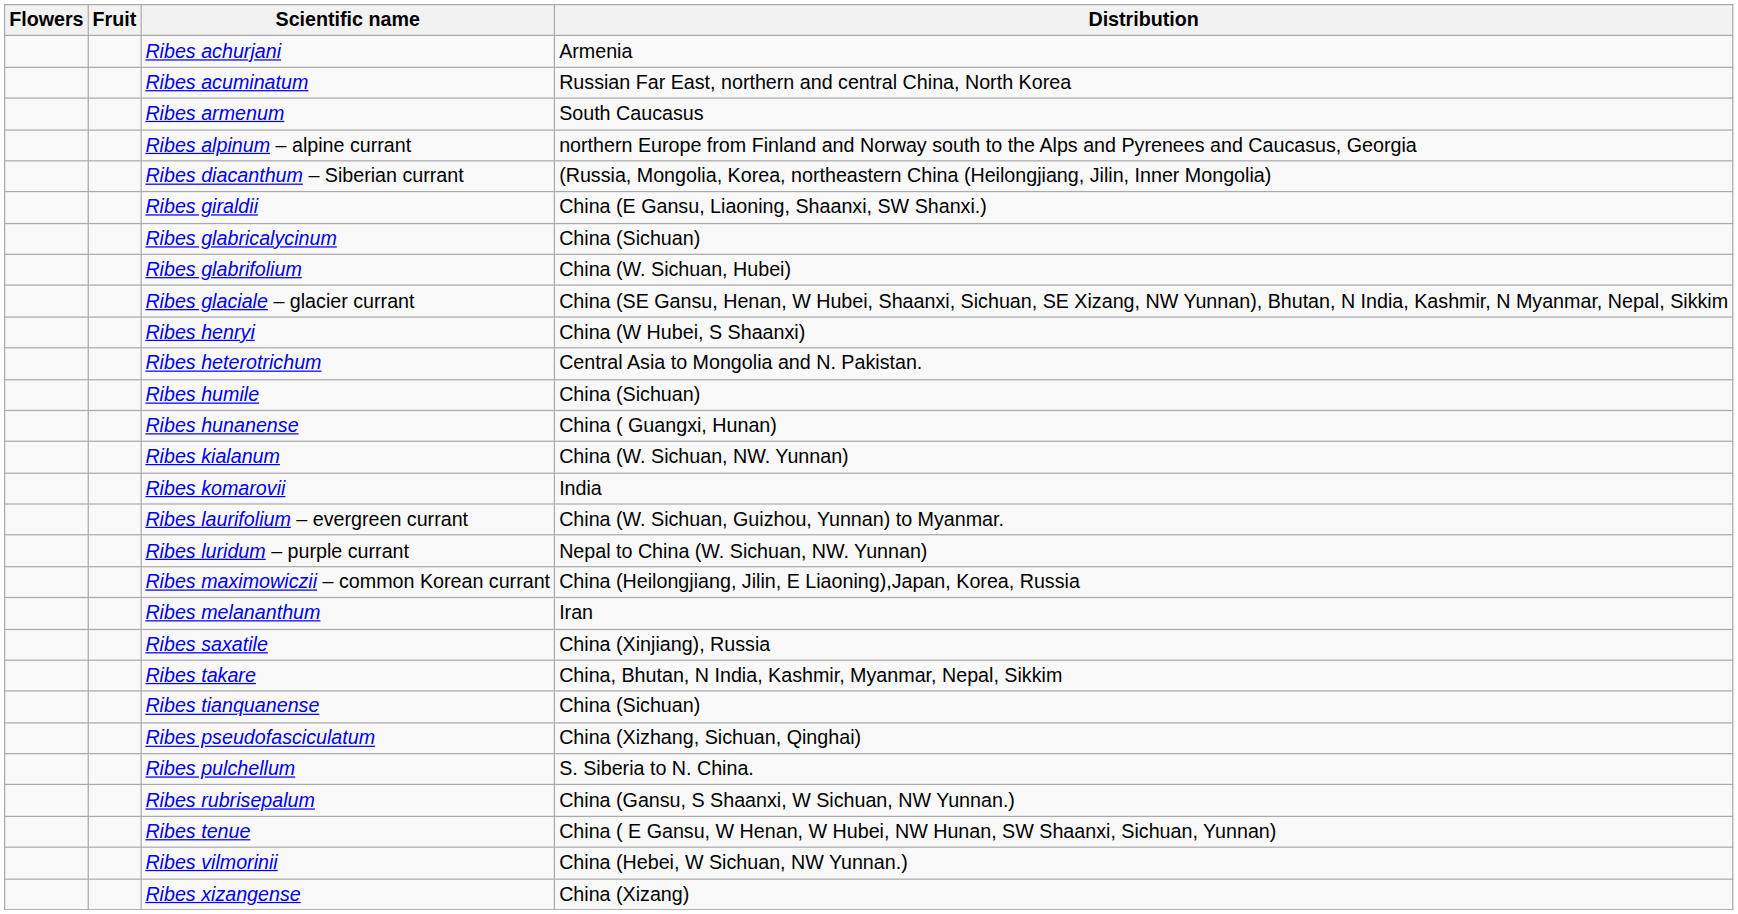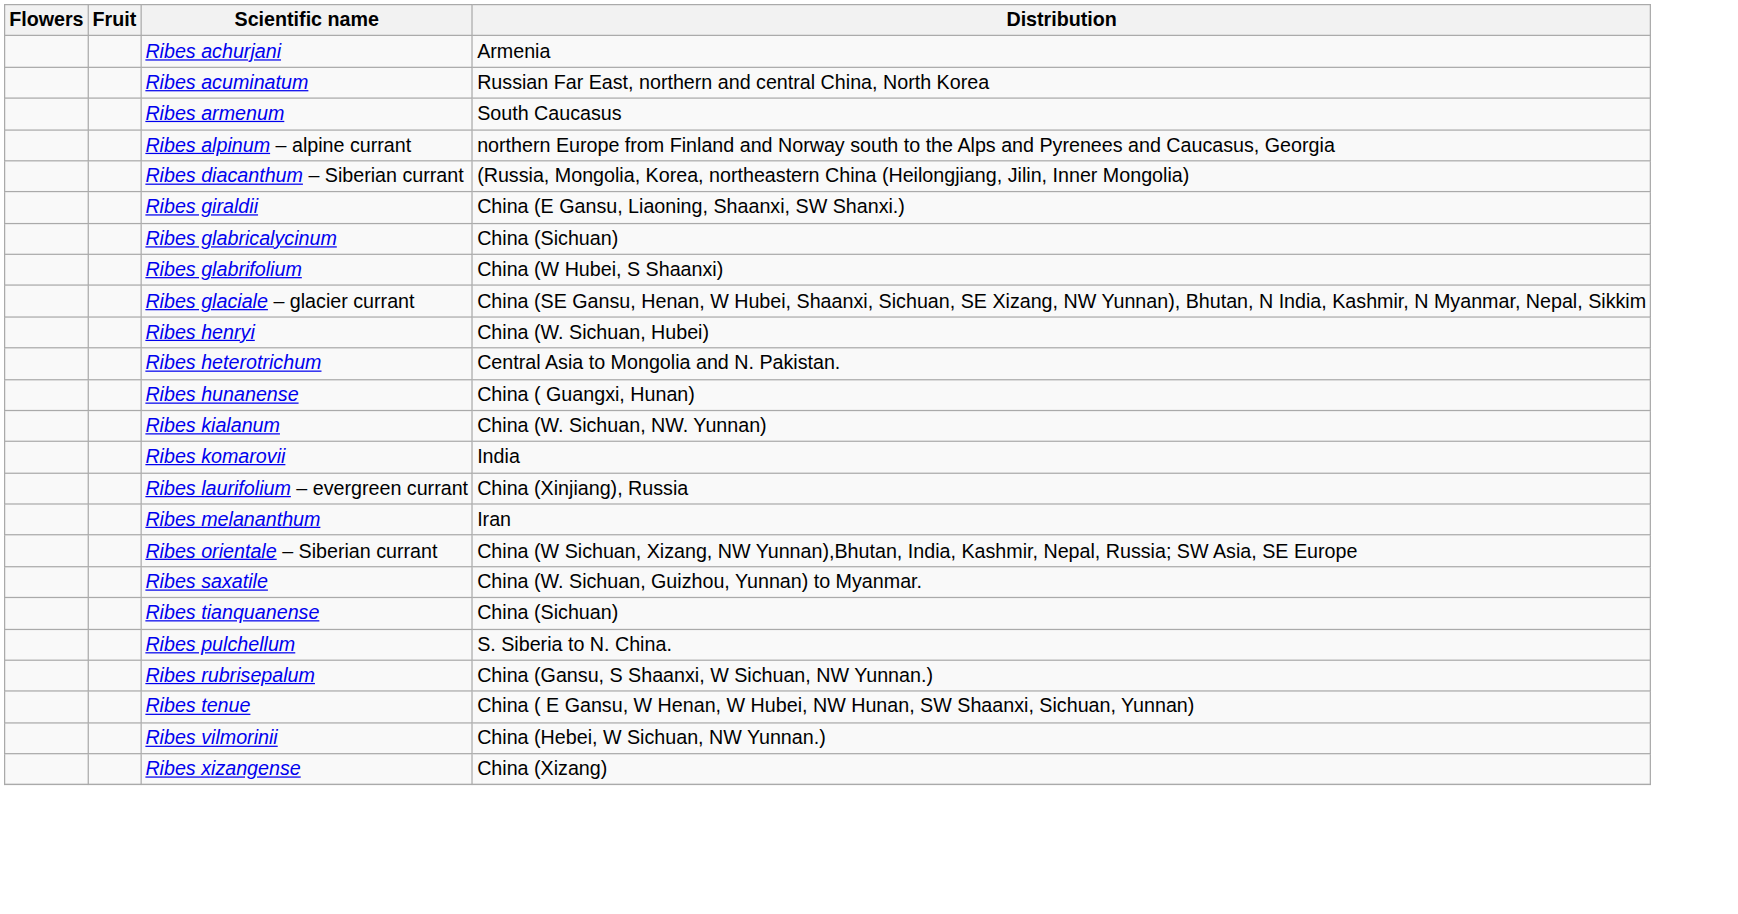(675, 269) China (W. Sichuan, Hubei) -> (600, 269) China (W Hubei, S Shaanxi)
(682, 332) China (W Hubei, S Shaanxi) -> (593, 332) China (W. Sichuan, Hubei)
- row: (202, 394)
(782, 519) China (W. Sichuan, Guizhou, Yunnan) to Myanmar. -> (583, 488) China (Xinjiang), Russia
- row: (277, 550)
- row: (348, 581)
+ row: (291, 550)
(665, 644) China (Xinjiang), Russia -> (700, 581) China (W. Sichuan, Guizhou, Yunnan) to Myanmar.
- row: (201, 675)
- row: (260, 737)
